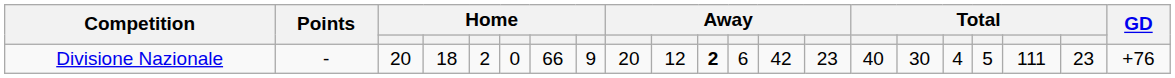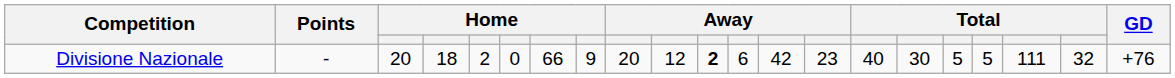(958, 59) 4 -> (958, 59) 5
(1084, 59) 23 -> (1084, 59) 32
